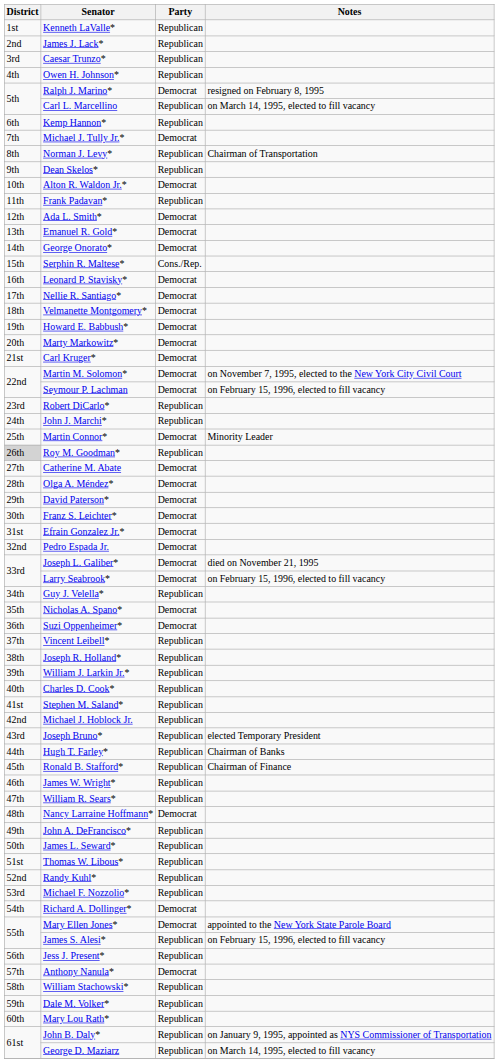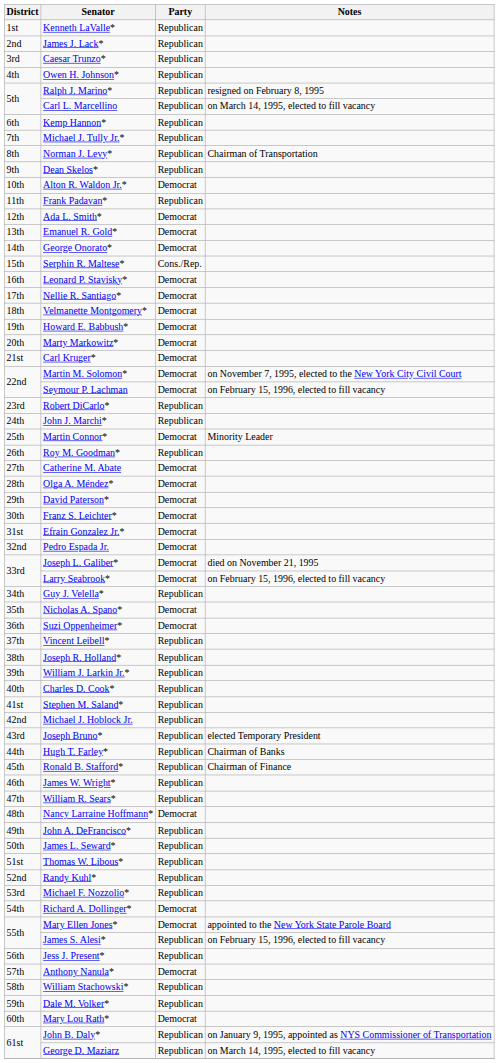(177, 91) Democrat -> (180, 91) Republican
(177, 138) Democrat -> (180, 138) Republican
(15, 452) lightgrey background -> (15, 452) no background
(180, 1019) Republican -> (177, 1019) Democrat
